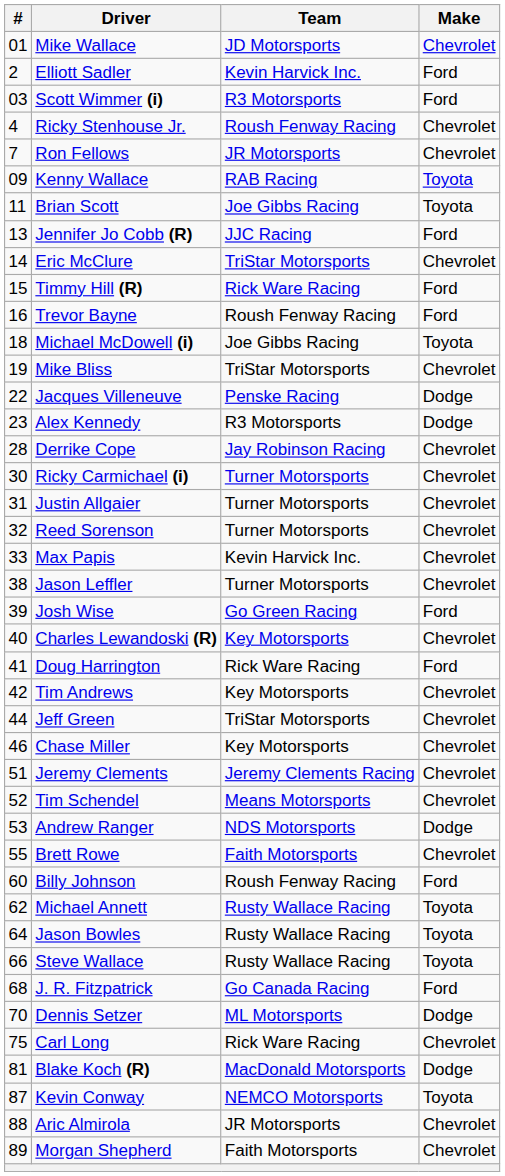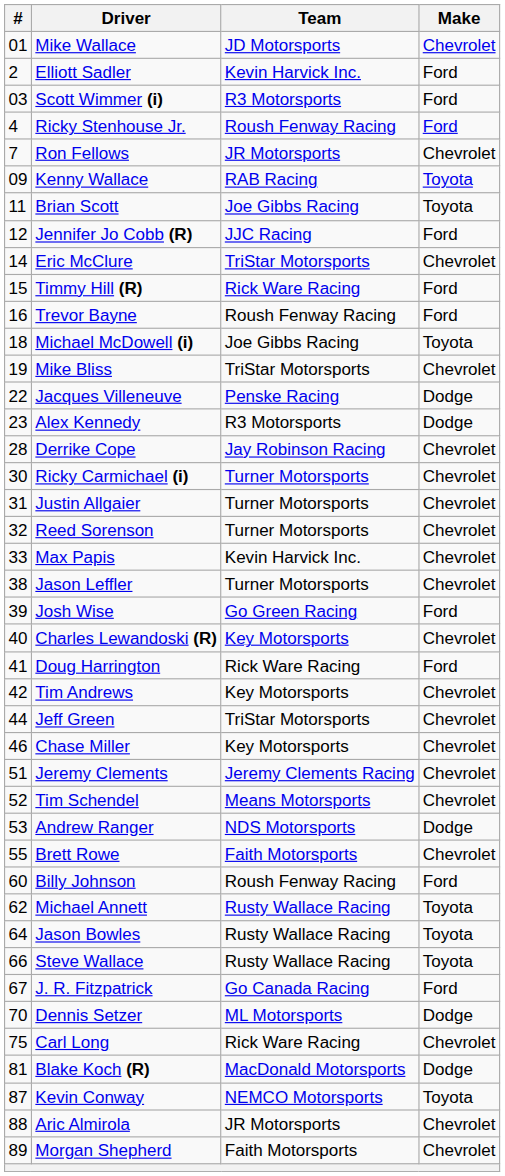(459, 126) Chevrolet -> (440, 126) Ford
(18, 234) 13 -> (18, 234) 12
(18, 988) 68 -> (18, 988) 67
